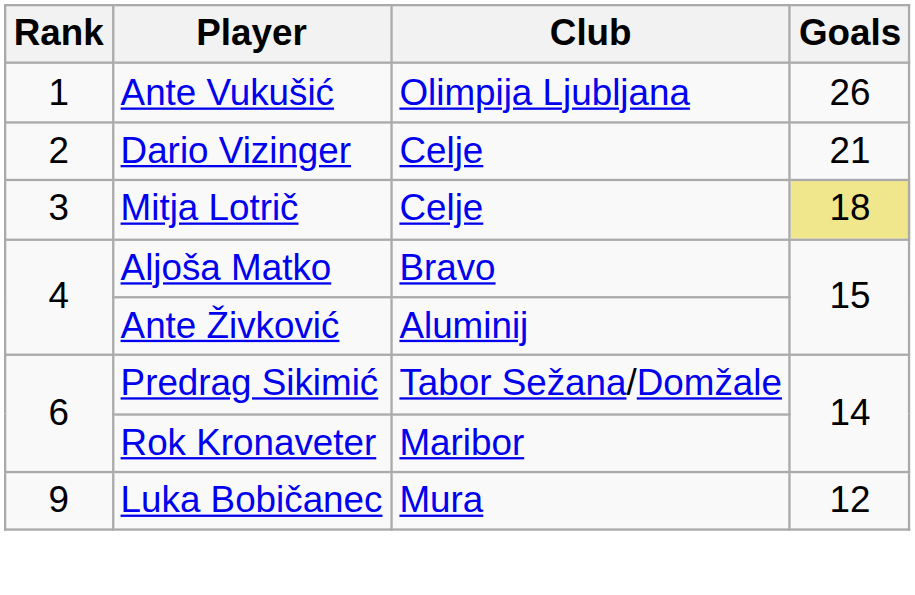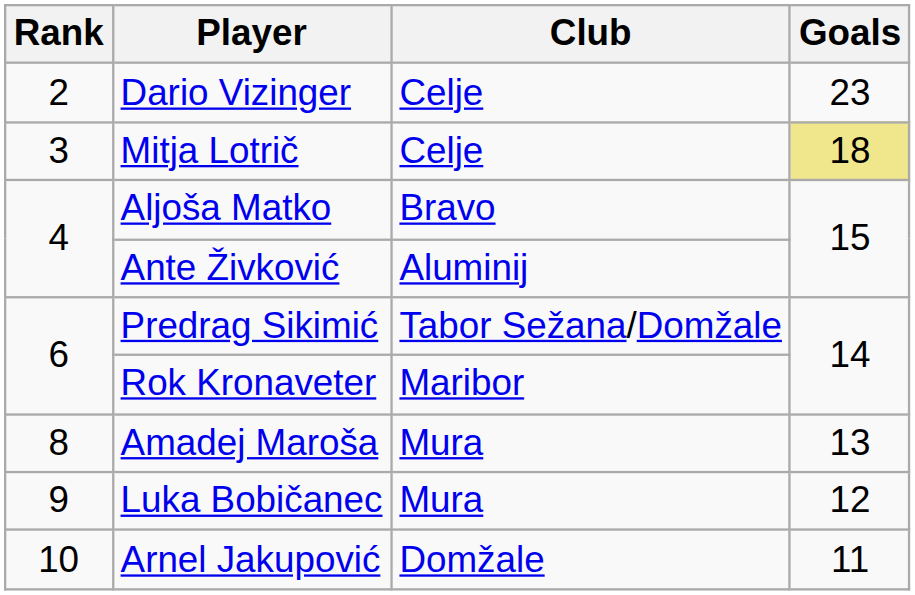- row: (227, 92)
(850, 150) 21 -> (850, 92) 23
+ row: (249, 442)
+ row: (250, 558)
